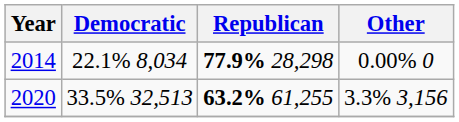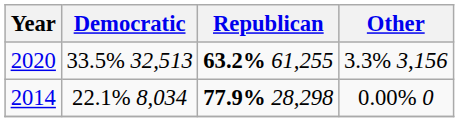rows swapped: (33, 98) <-> (33, 60)
